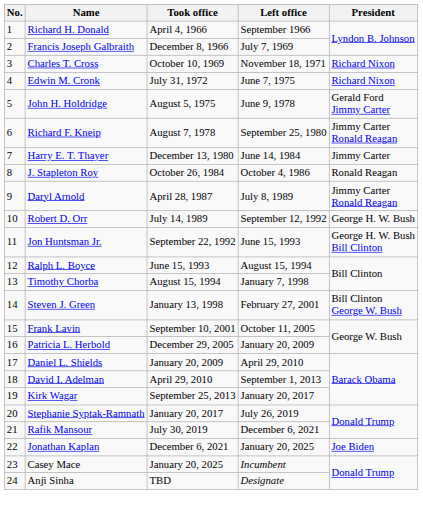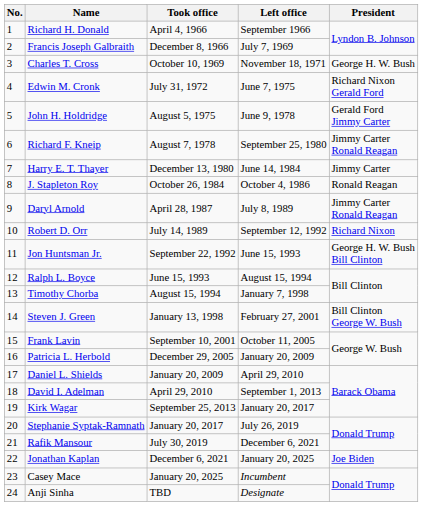(363, 64) Richard Nixon -> (373, 64) George H. W. Bush
(363, 81) Richard Nixon -> (363, 87) Richard Nixon Gerald Ford
(373, 219) George H. W. Bush -> (363, 231) Richard Nixon
